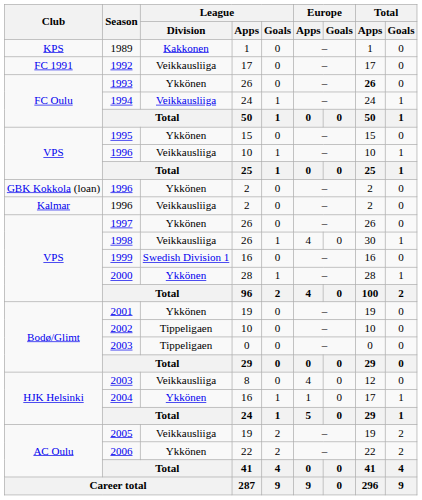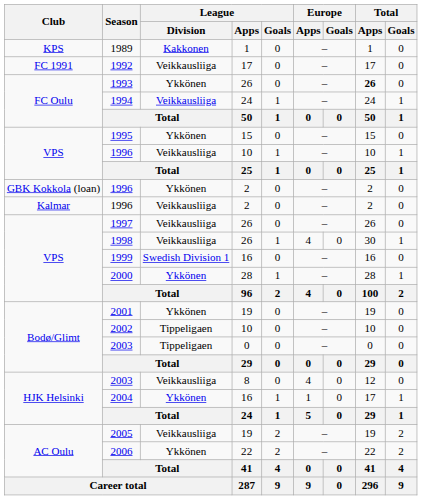(186, 223) Ykkönen -> (186, 223) Veikkausliiga
